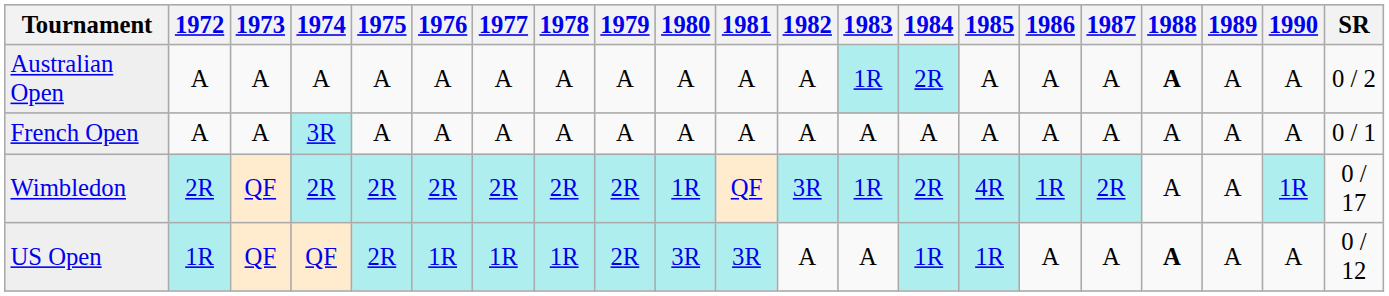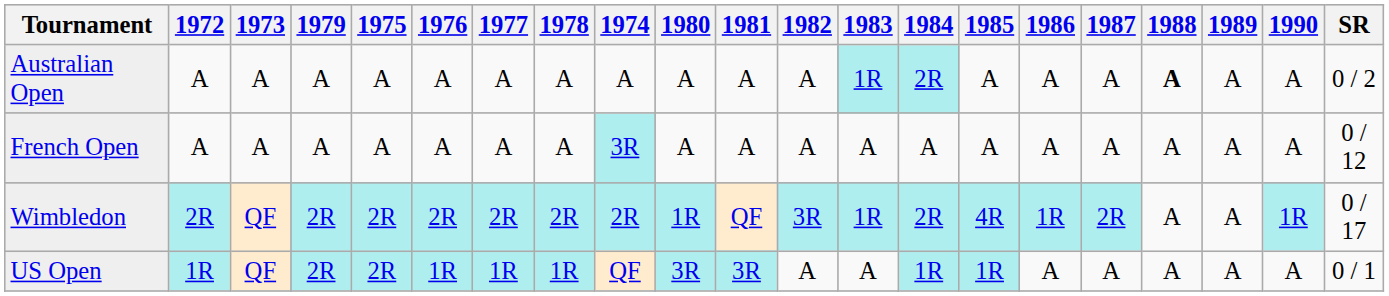columns swapped: (321, 24) <-> (625, 24)
(1354, 132) 0 / 1 -> (1354, 147) 0 / 12
(1172, 255) bold -> (1172, 270) normal
(1354, 255) 0 / 12 -> (1354, 270) 0 / 1
